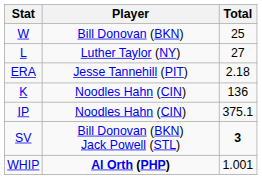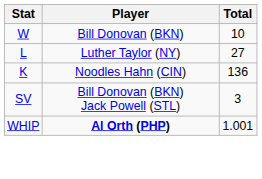(238, 33) 25 -> (238, 33) 10
- row: (23, 72)
- row: (23, 111)
(238, 138) bold -> (238, 99) normal
